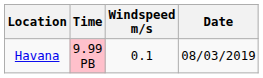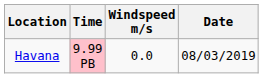(142, 56) 0.1 -> (142, 56) 0.0
